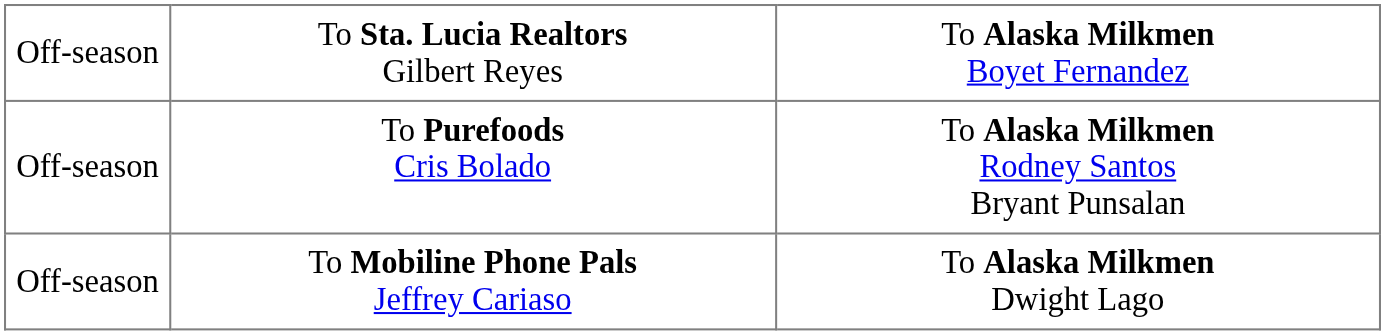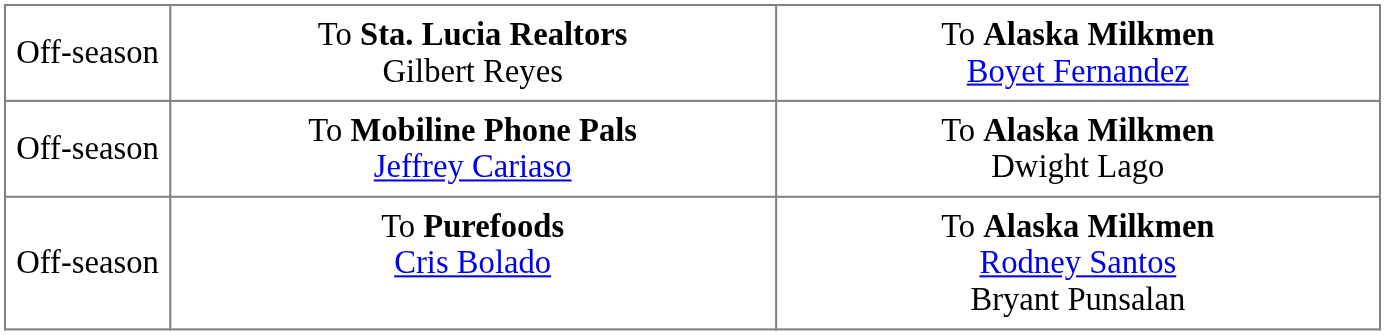rows swapped: (473, 280) <-> (473, 148)
